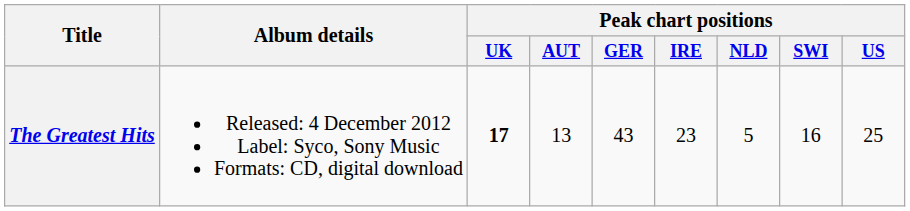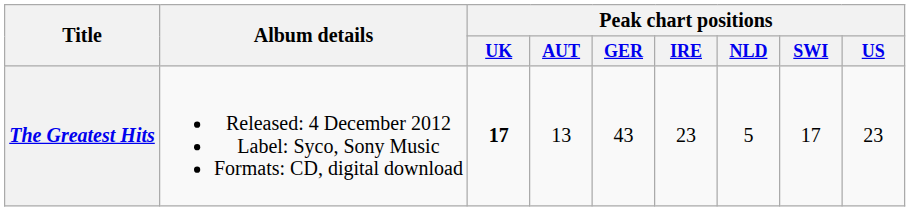(811, 135) 16 -> (811, 135) 17
(873, 135) 25 -> (873, 135) 23
